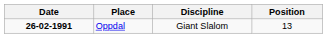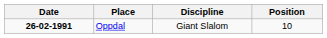(287, 26) 13 -> (287, 26) 10
